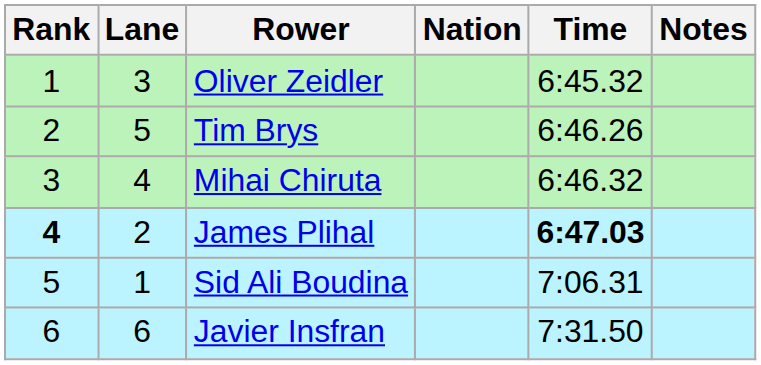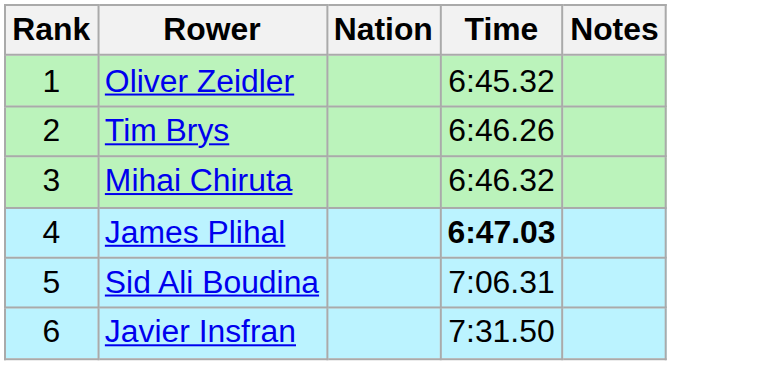- column: (142, 29)
(51, 231) bold -> (51, 231) normal
